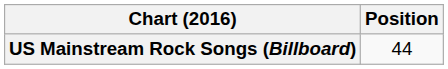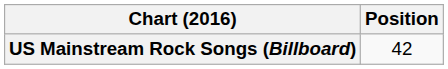(402, 49) 44 -> (402, 49) 42
